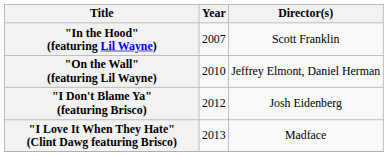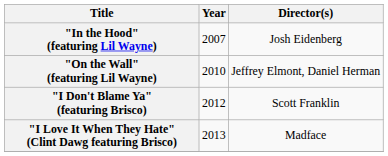(306, 39) Scott Franklin -> (306, 39) Josh Eidenberg
(306, 103) Josh Eidenberg -> (306, 103) Scott Franklin
